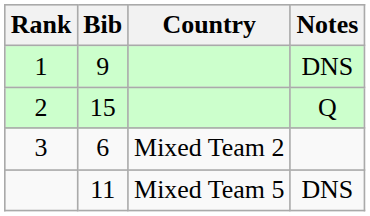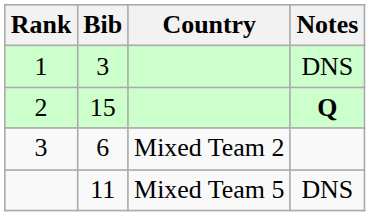(103, 66) 9 -> (103, 66) 3
(327, 107) normal -> (327, 107) bold
